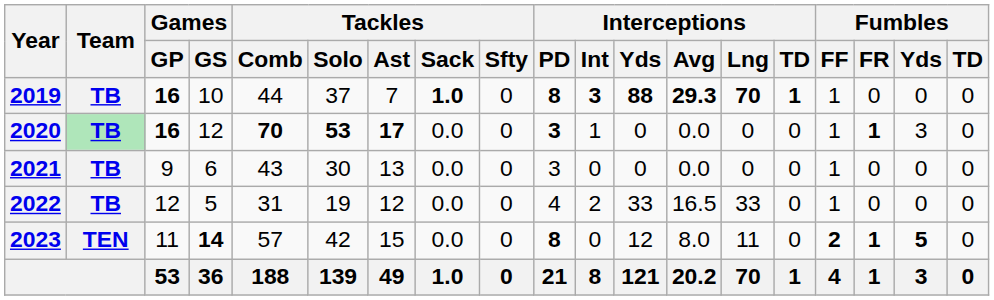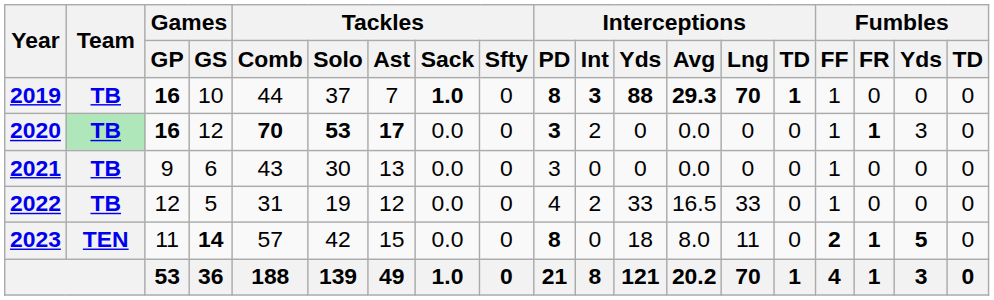(595, 131) 1 -> (595, 131) 2
(640, 240) 12 -> (640, 240) 18
